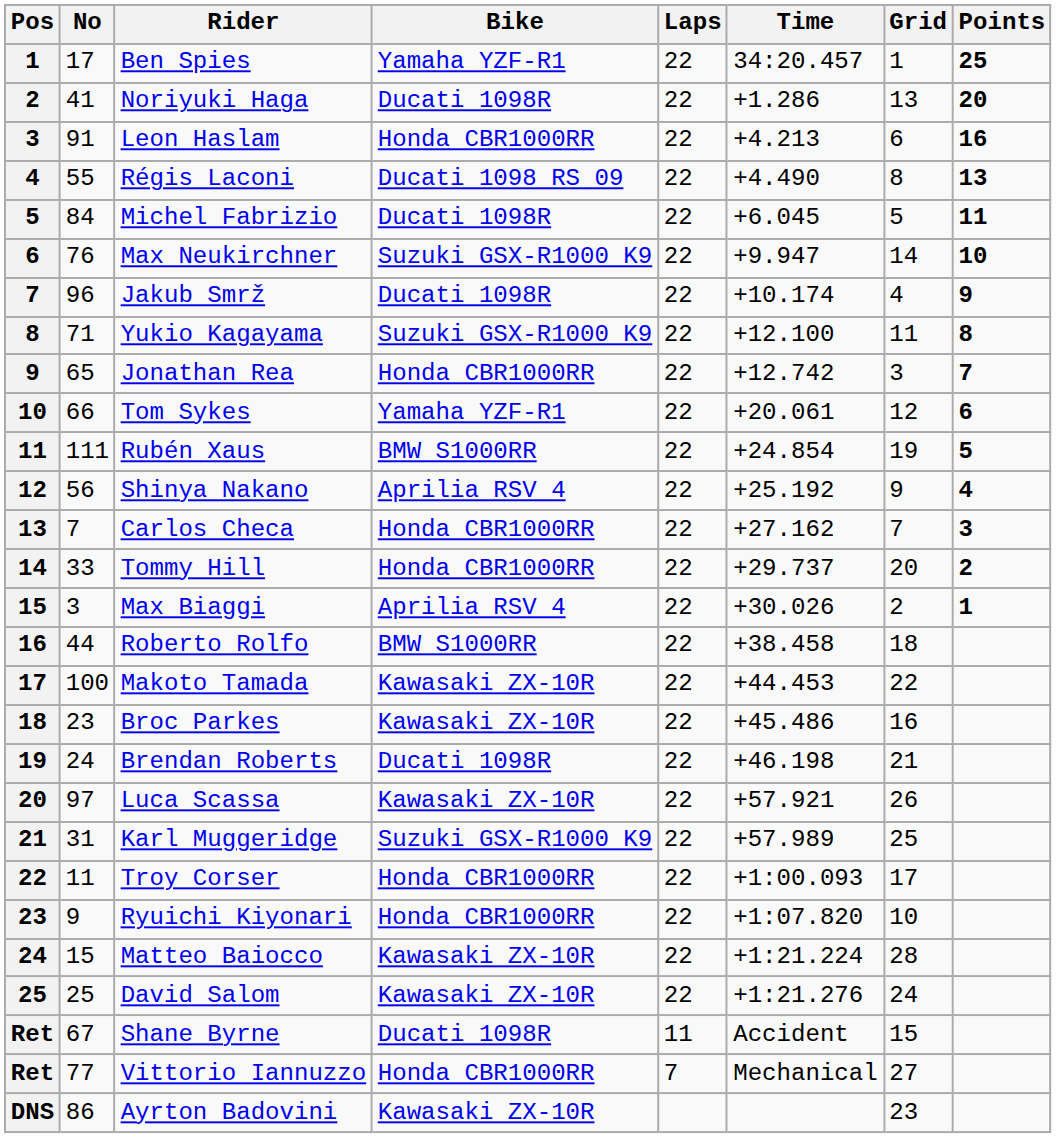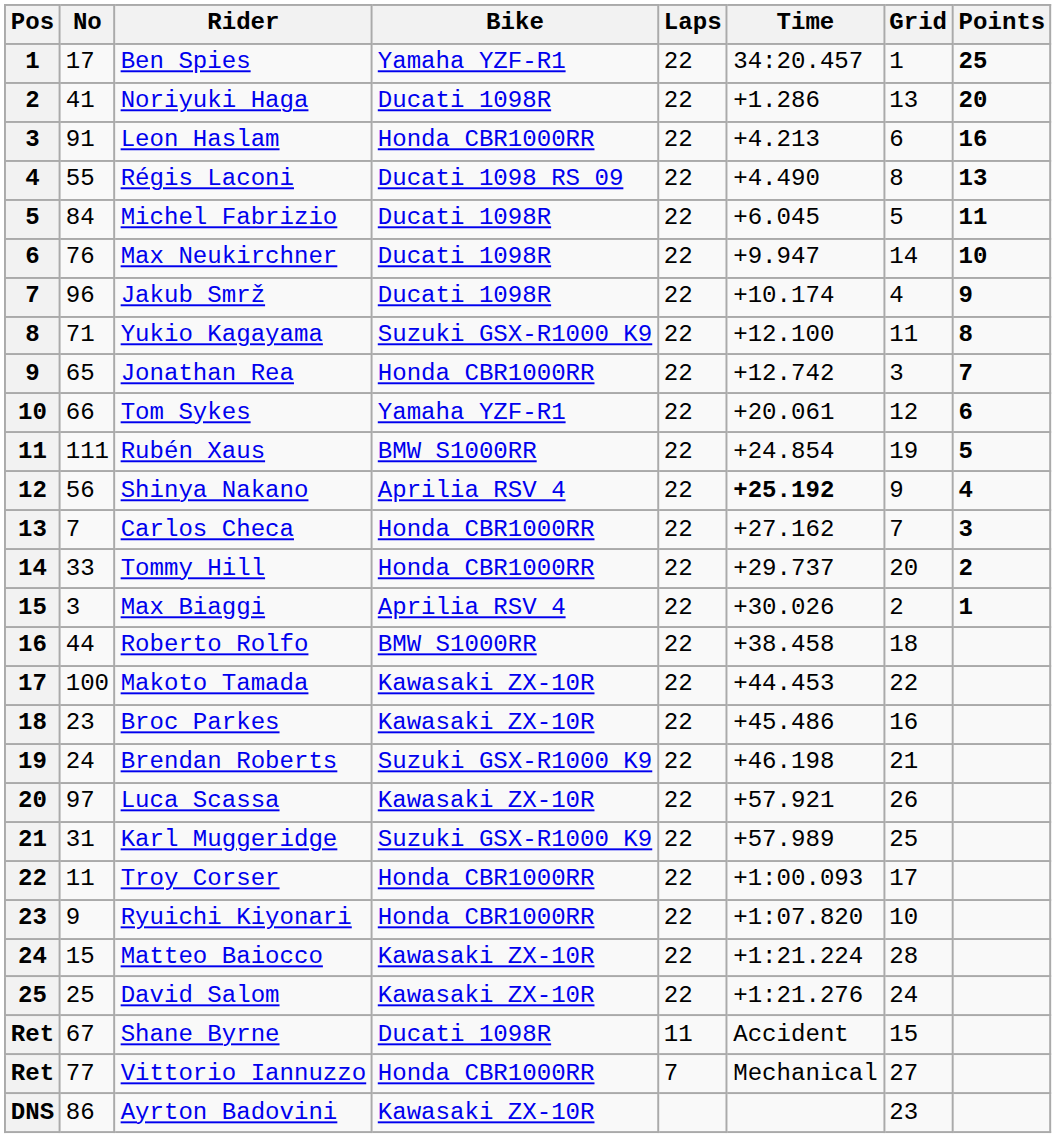(515, 258) Suzuki GSX-R1000 K9 -> (464, 258) Ducati 1098R
(784, 491) normal -> (784, 491) bold
(464, 763) Ducati 1098R -> (515, 763) Suzuki GSX-R1000 K9
